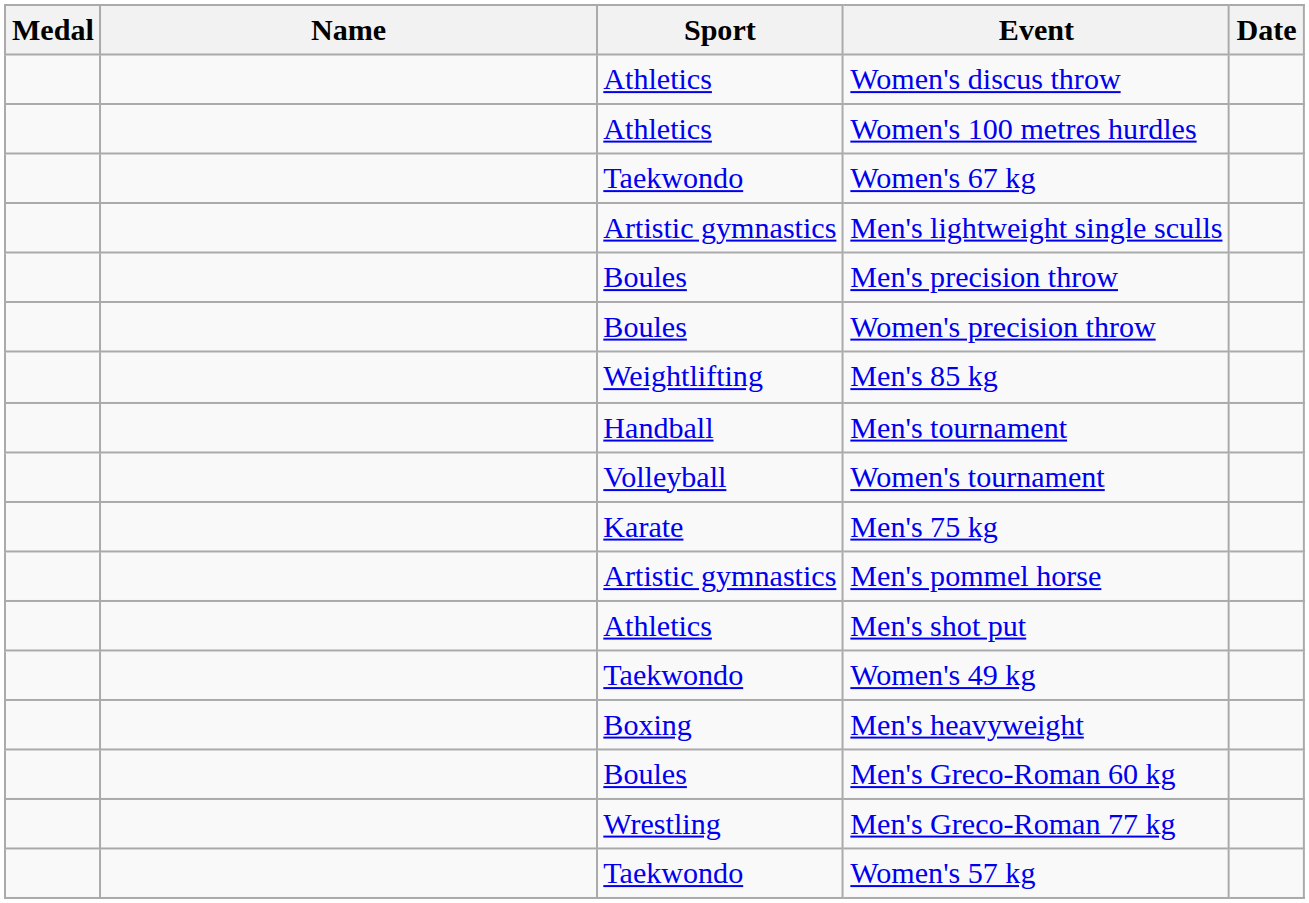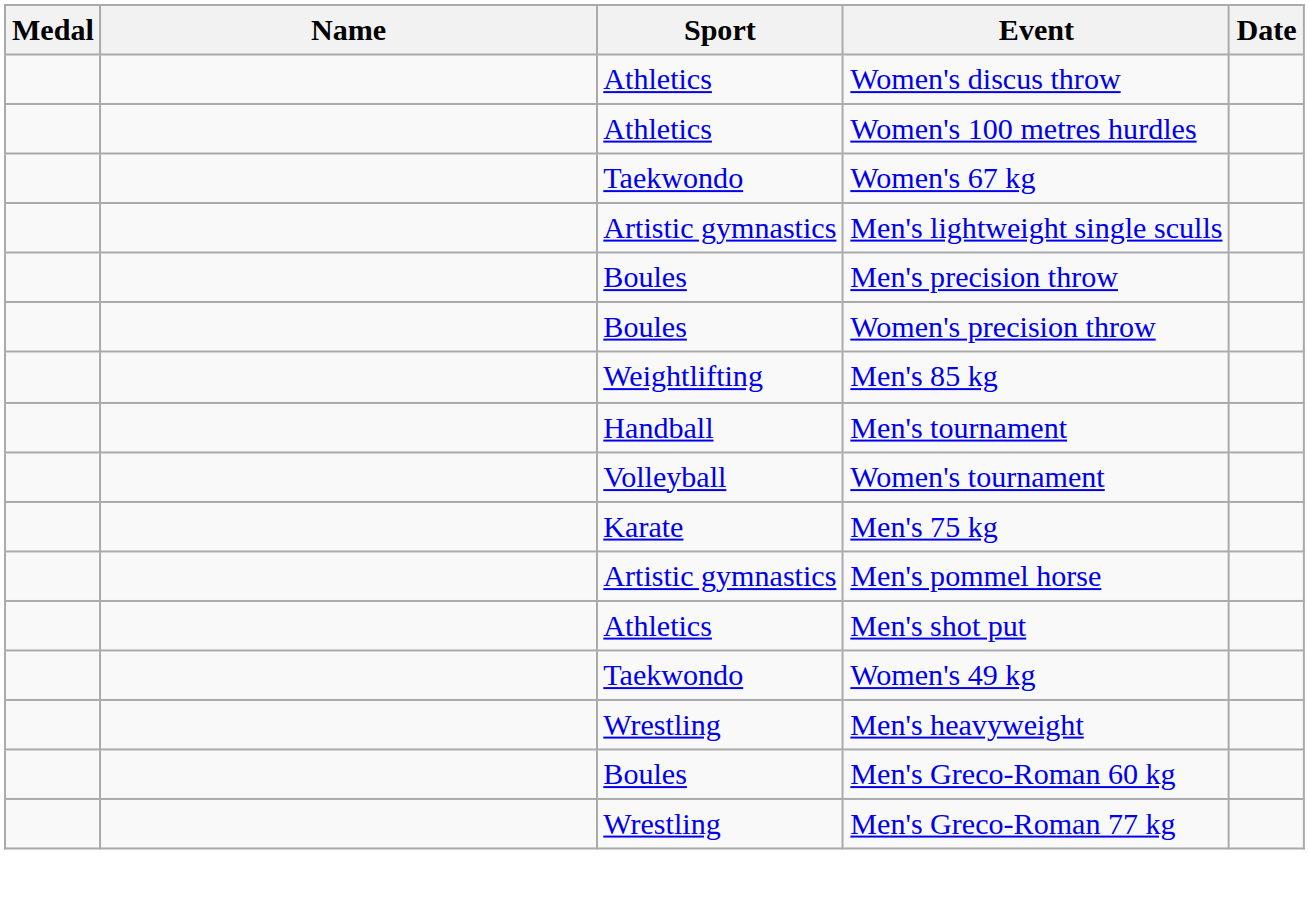(648, 724) Boxing -> (662, 724) Wrestling
- row: (943, 873)
